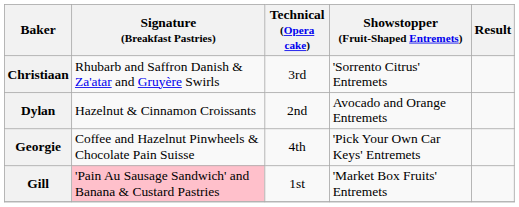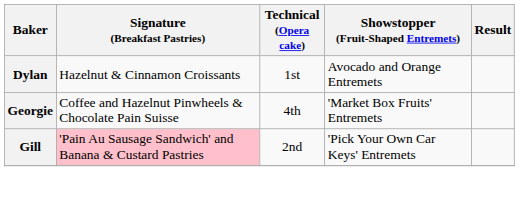- row: (38, 74)
(297, 110) 2nd -> (292, 74) 1st
(387, 147) 'Pick Your Own Car Keys' Entremets -> (380, 110) 'Market Box Fruits' Entremets
(297, 183) 1st -> (292, 147) 2nd
(385, 183) 'Market Box Fruits' Entremets -> (382, 147) 'Pick Your Own Car Keys' Entremets
